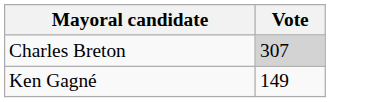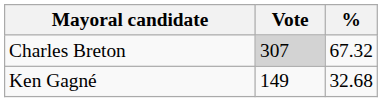+ column: (351, 19)
